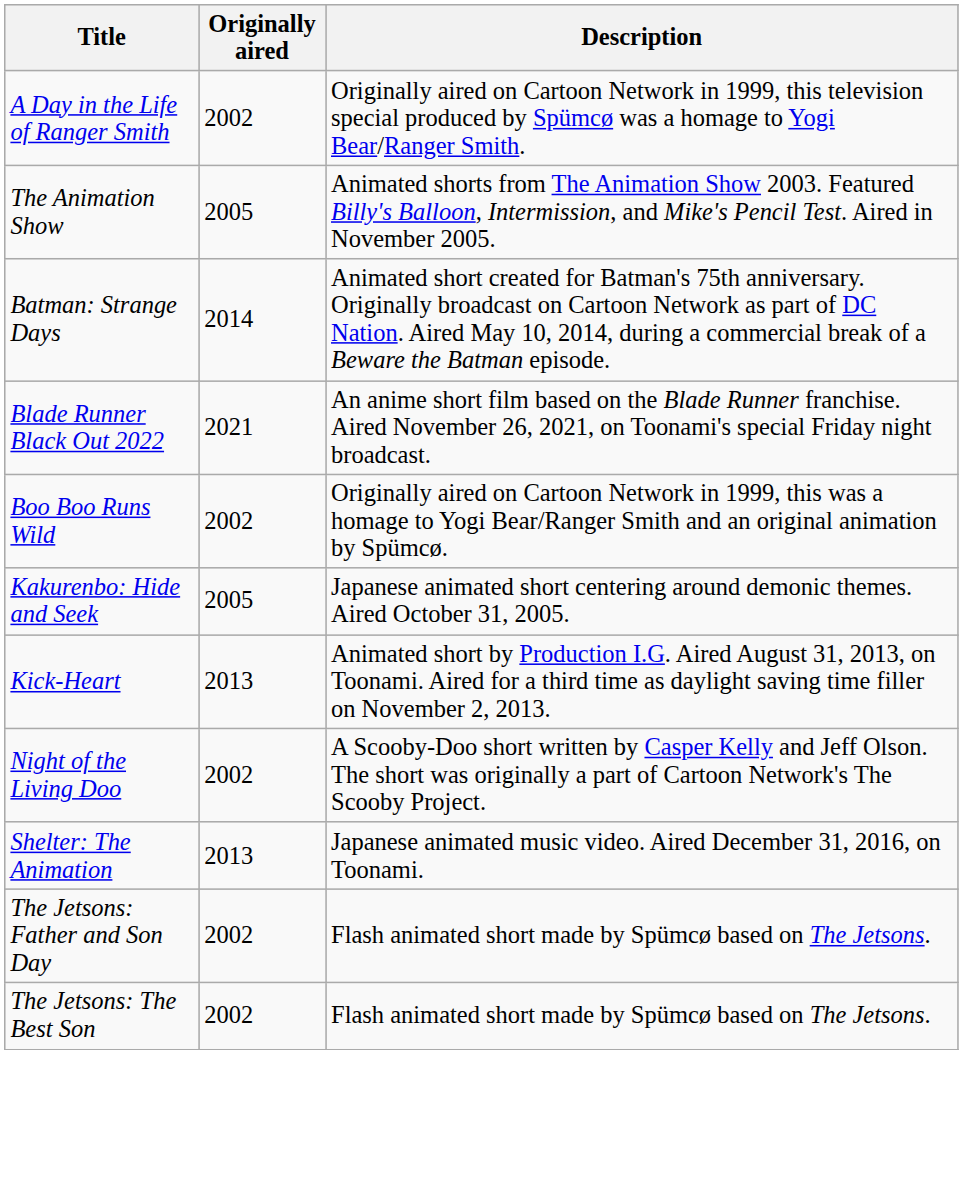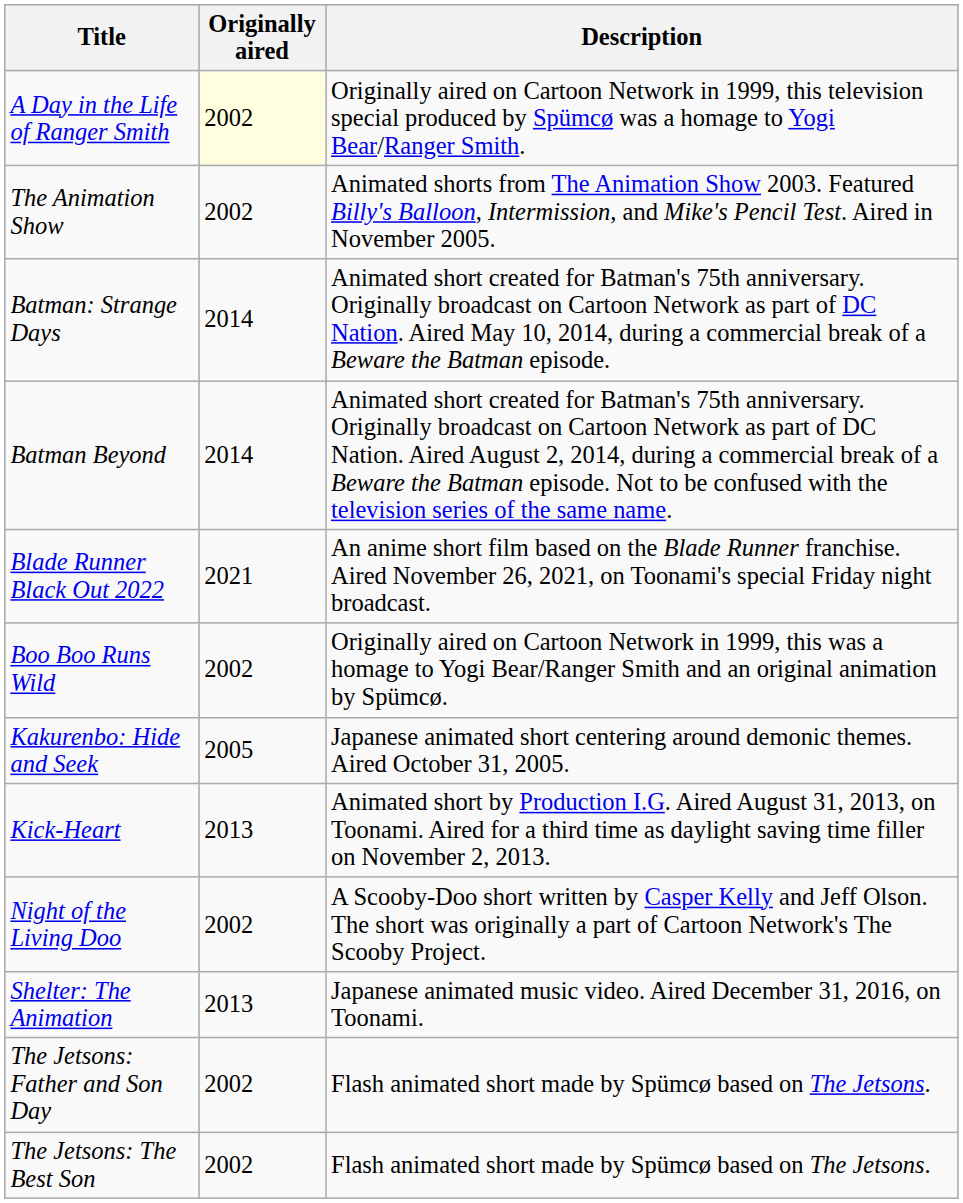(229, 117) no background -> (229, 117) lightyellow background
(229, 211) 2005 -> (229, 211) 2002
+ row: (88, 454)
